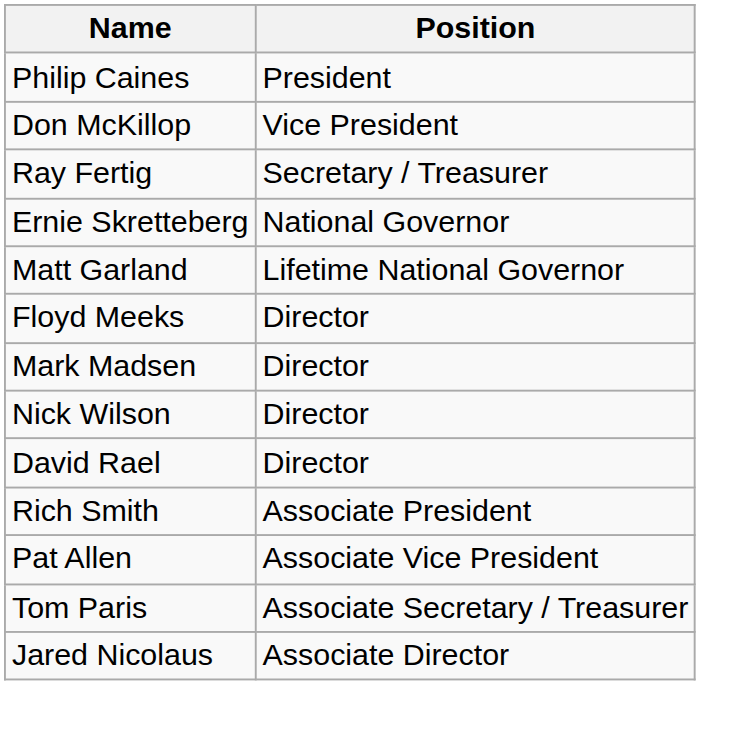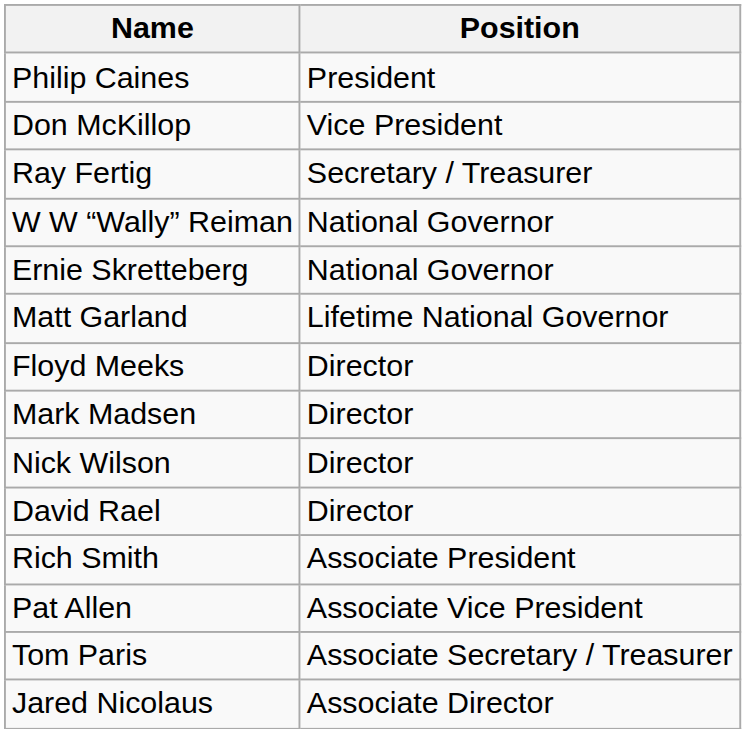+ row: (152, 221)
